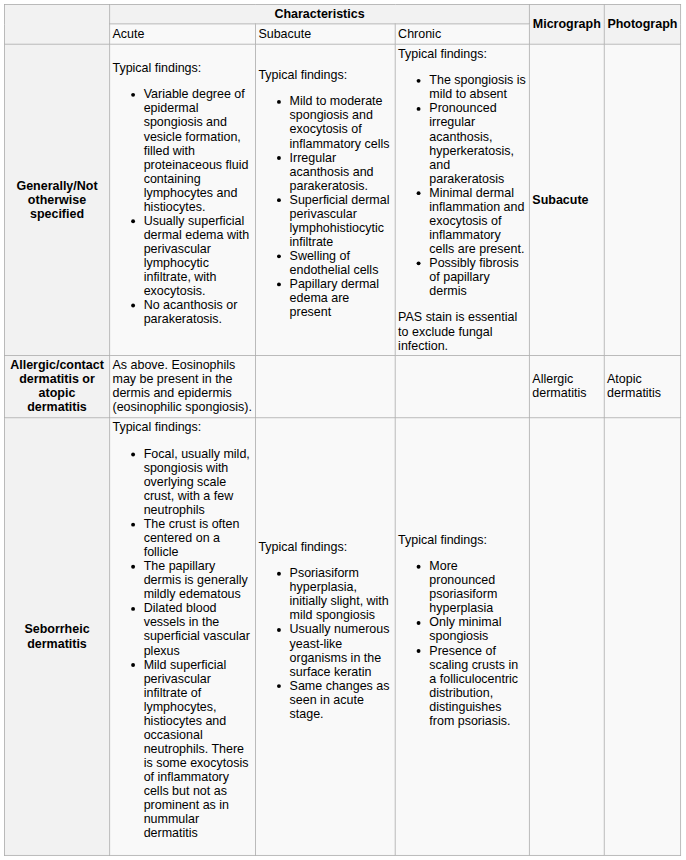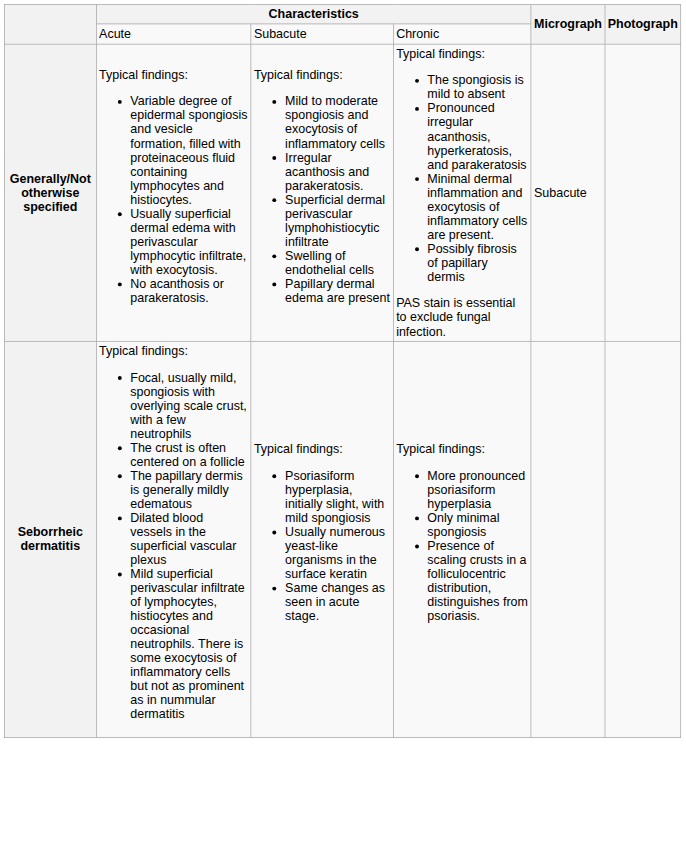(560, 199) bold -> (560, 192) normal
- row: (57, 386)
